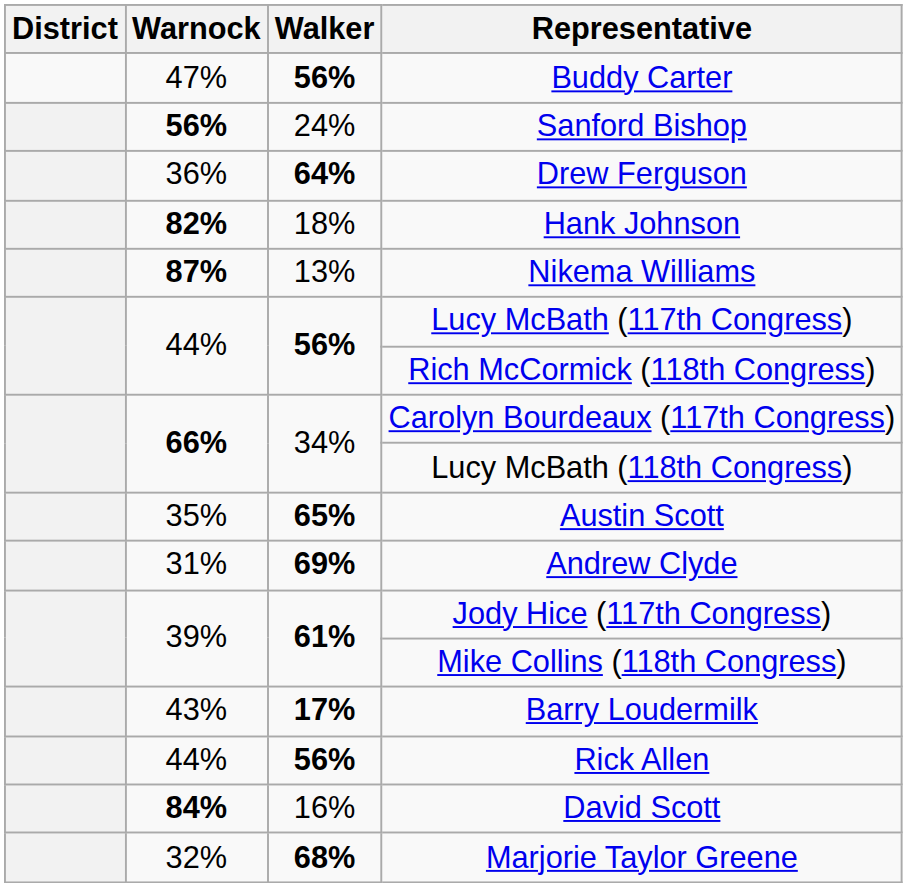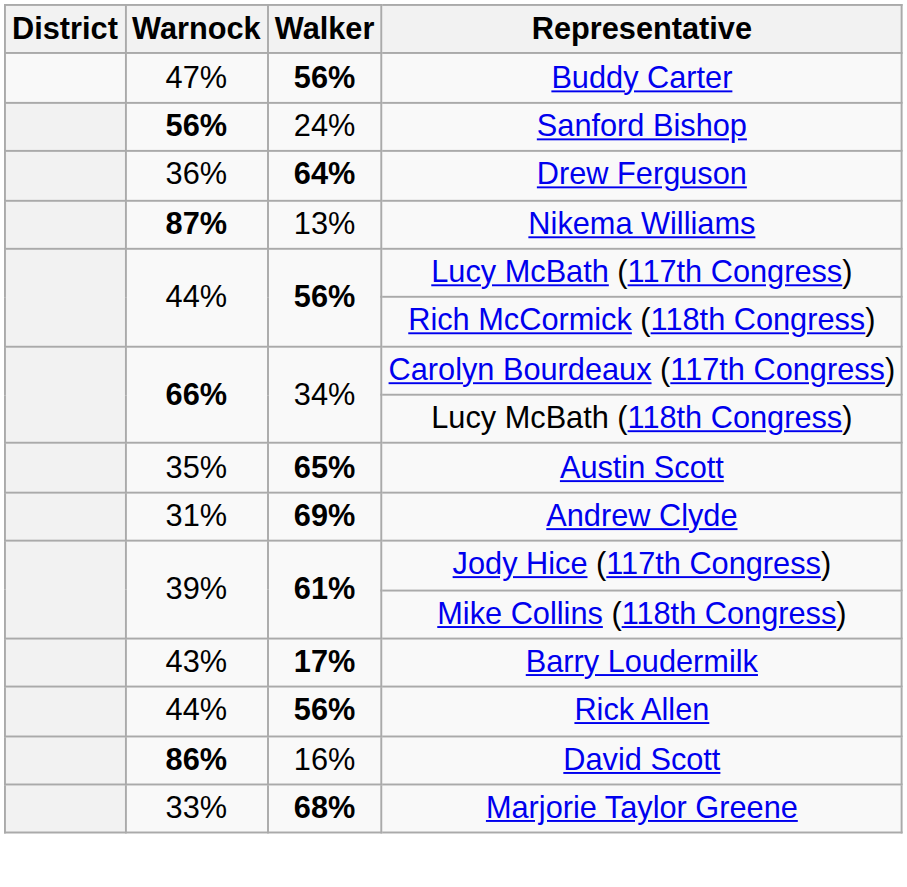- row: (642, 223)
(196, 808) 84% -> (196, 759) 86%
(196, 857) 32% -> (196, 808) 33%
